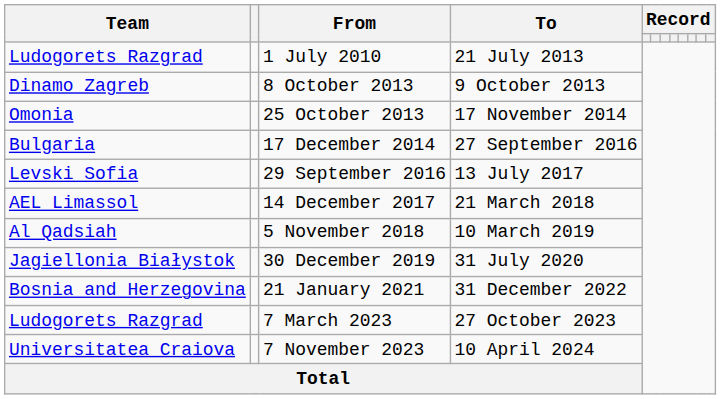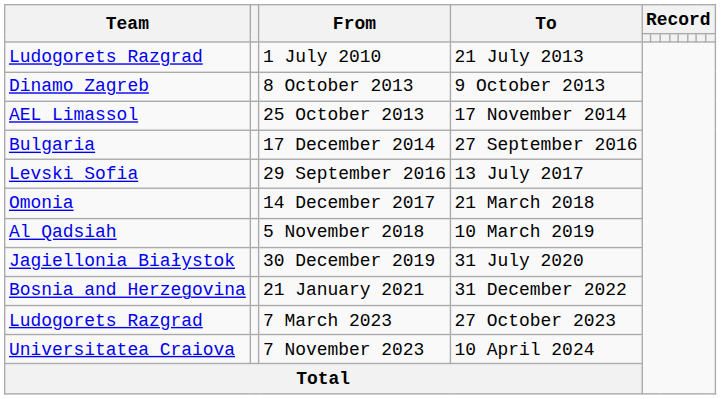(41, 116) Omonia -> (74, 116) AEL Limassol
(74, 203) AEL Limassol -> (41, 203) Omonia
